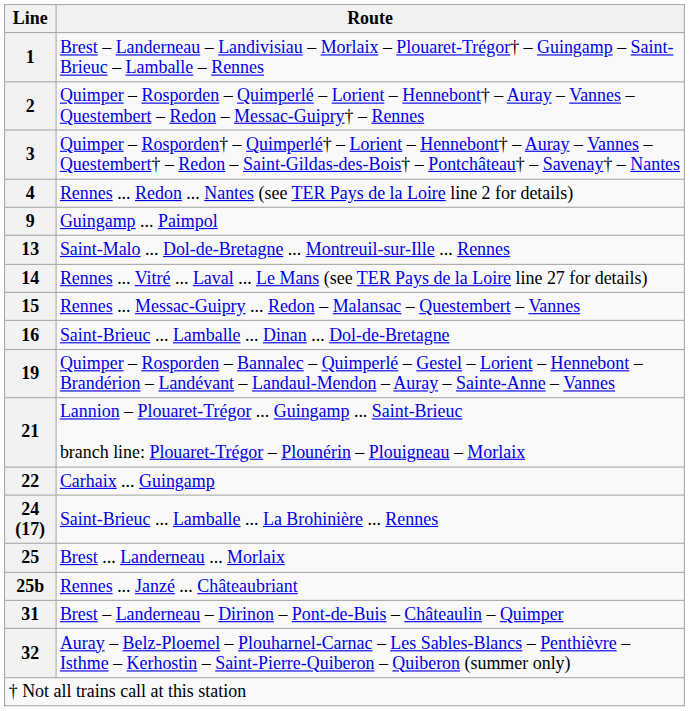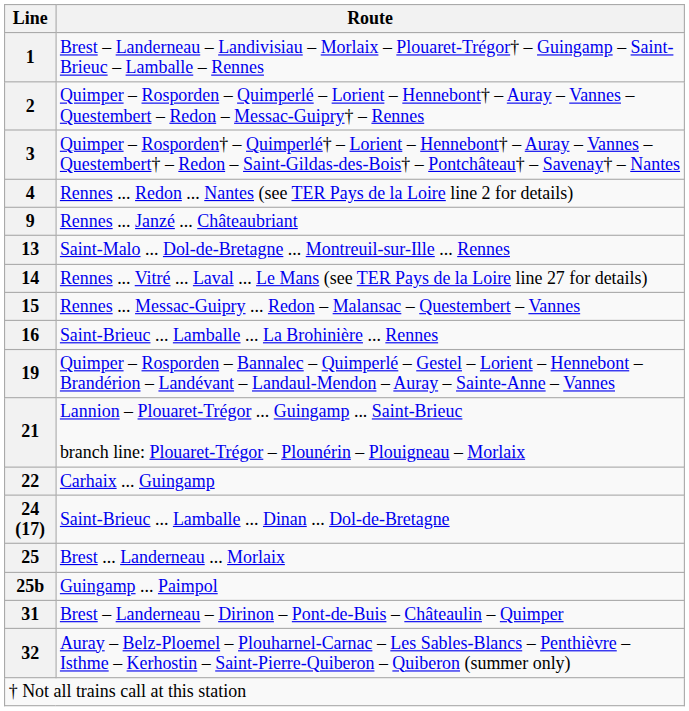(139, 221) Guingamp ... Paimpol -> (179, 221) Rennes ... Janzé ... Châteaubriant
(255, 334) Saint-Brieuc ... Lamballe ... Dinan ... Dol-de-Bretagne -> (249, 334) Saint-Brieuc ... Lamballe ... La Brohinière ... Rennes
(249, 519) Saint-Brieuc ... Lamballe ... La Brohinière ... Rennes -> (255, 519) Saint-Brieuc ... Lamballe ... Dinan ... Dol-de-Bretagne
(179, 586) Rennes ... Janzé ... Châteaubriant -> (139, 586) Guingamp ... Paimpol
